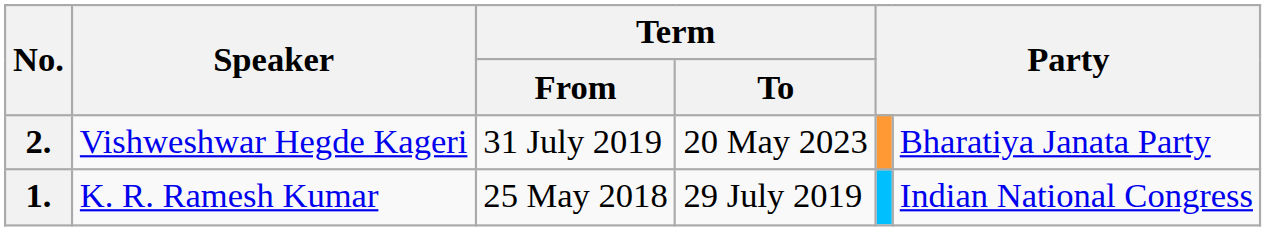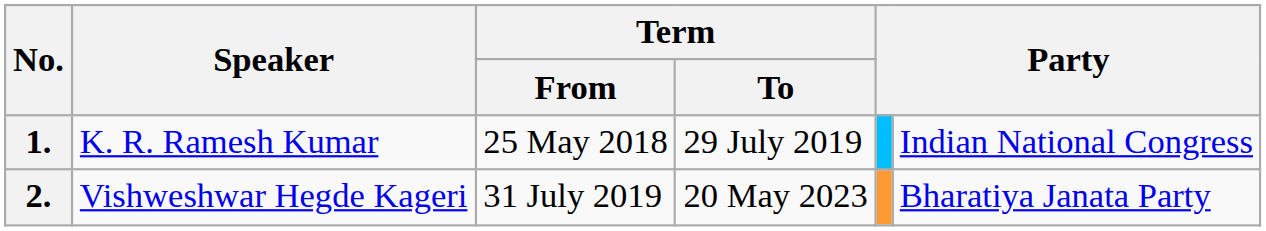rows swapped: (38, 196) <-> (38, 141)
